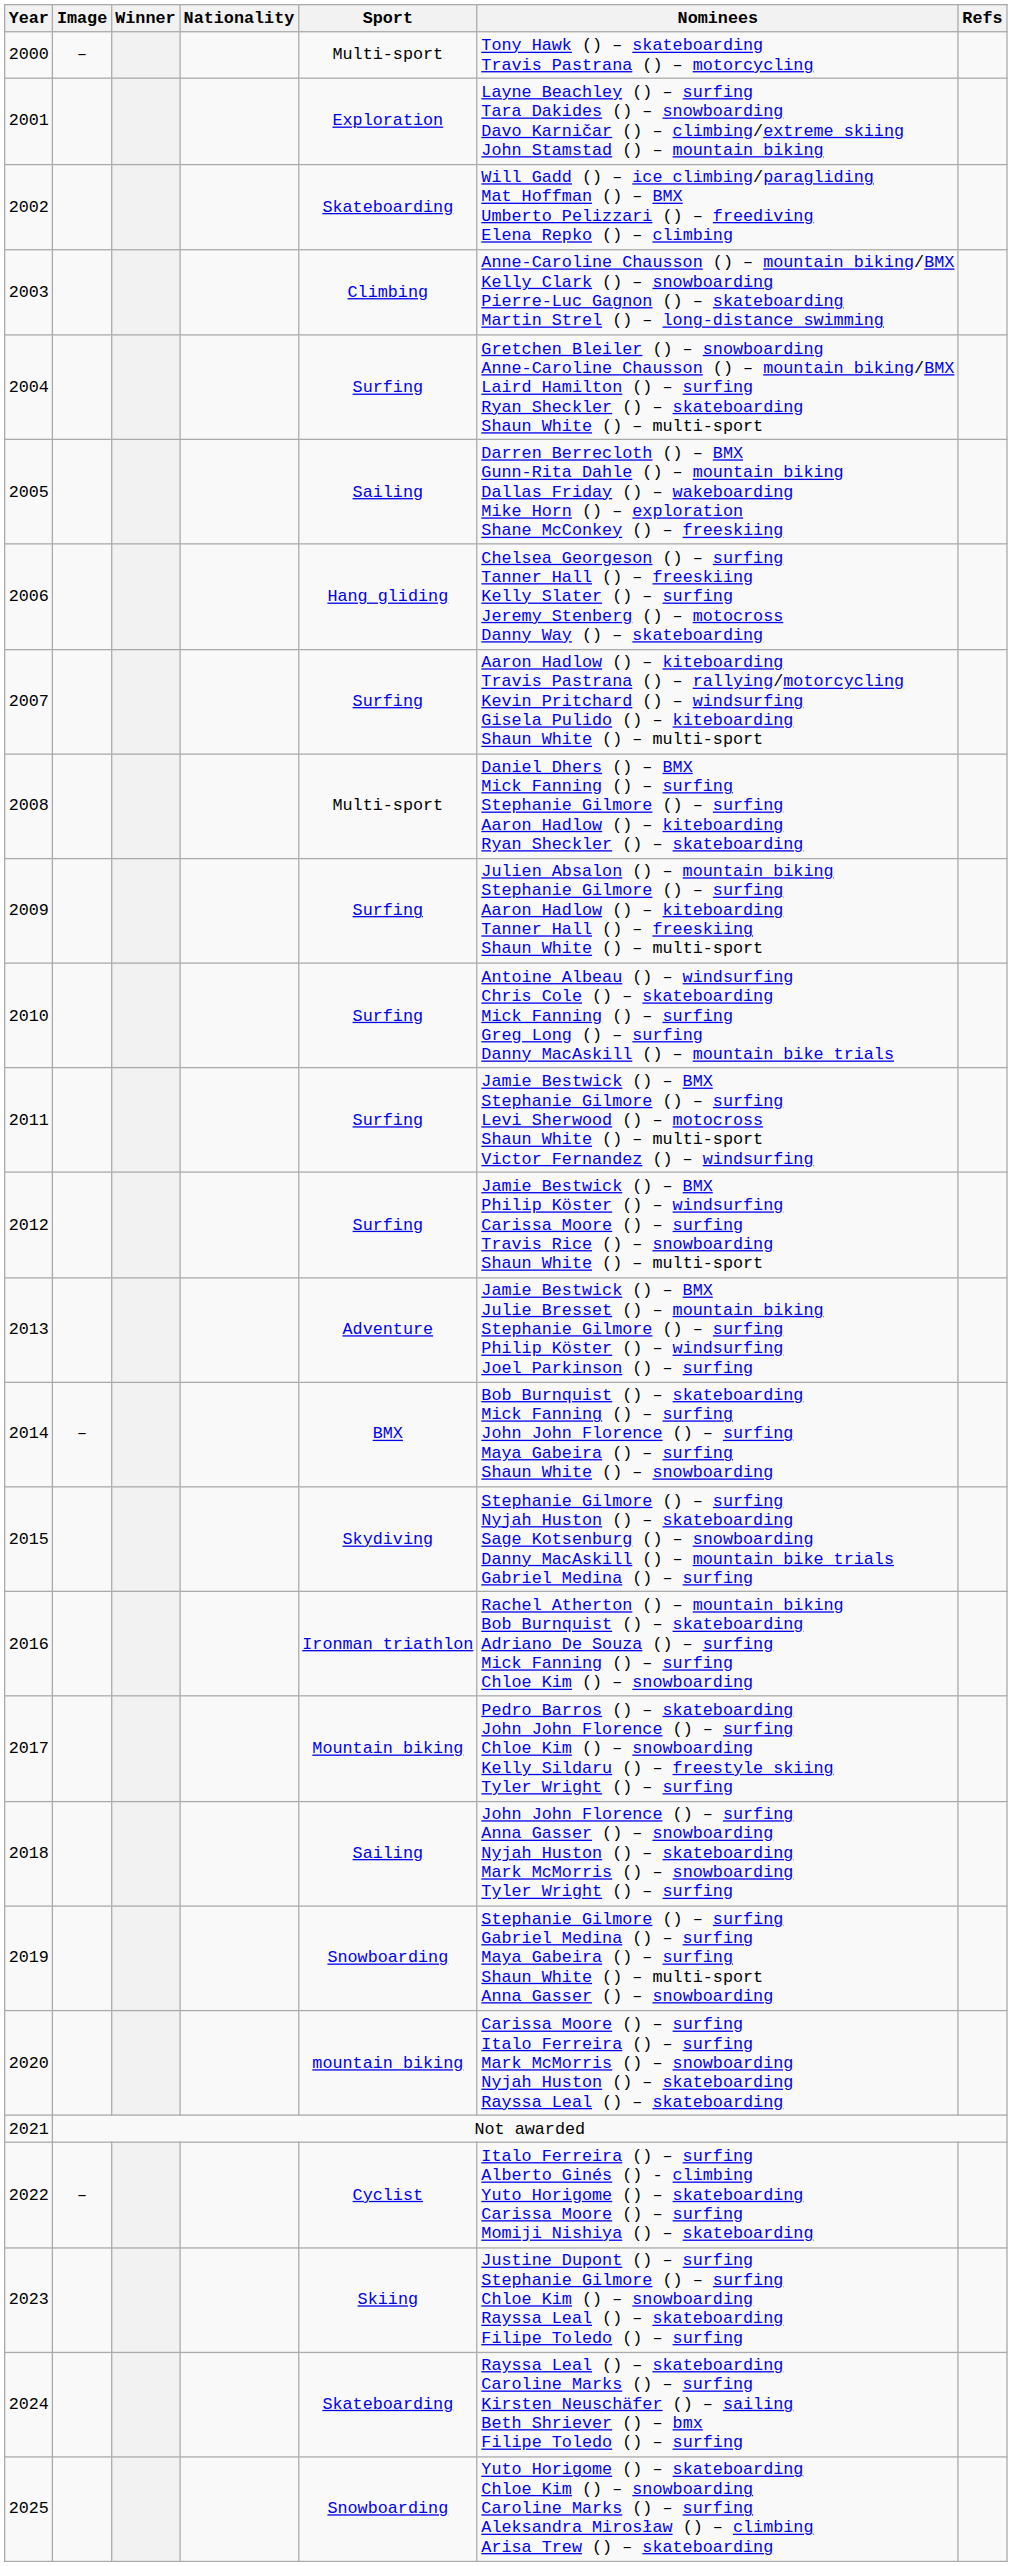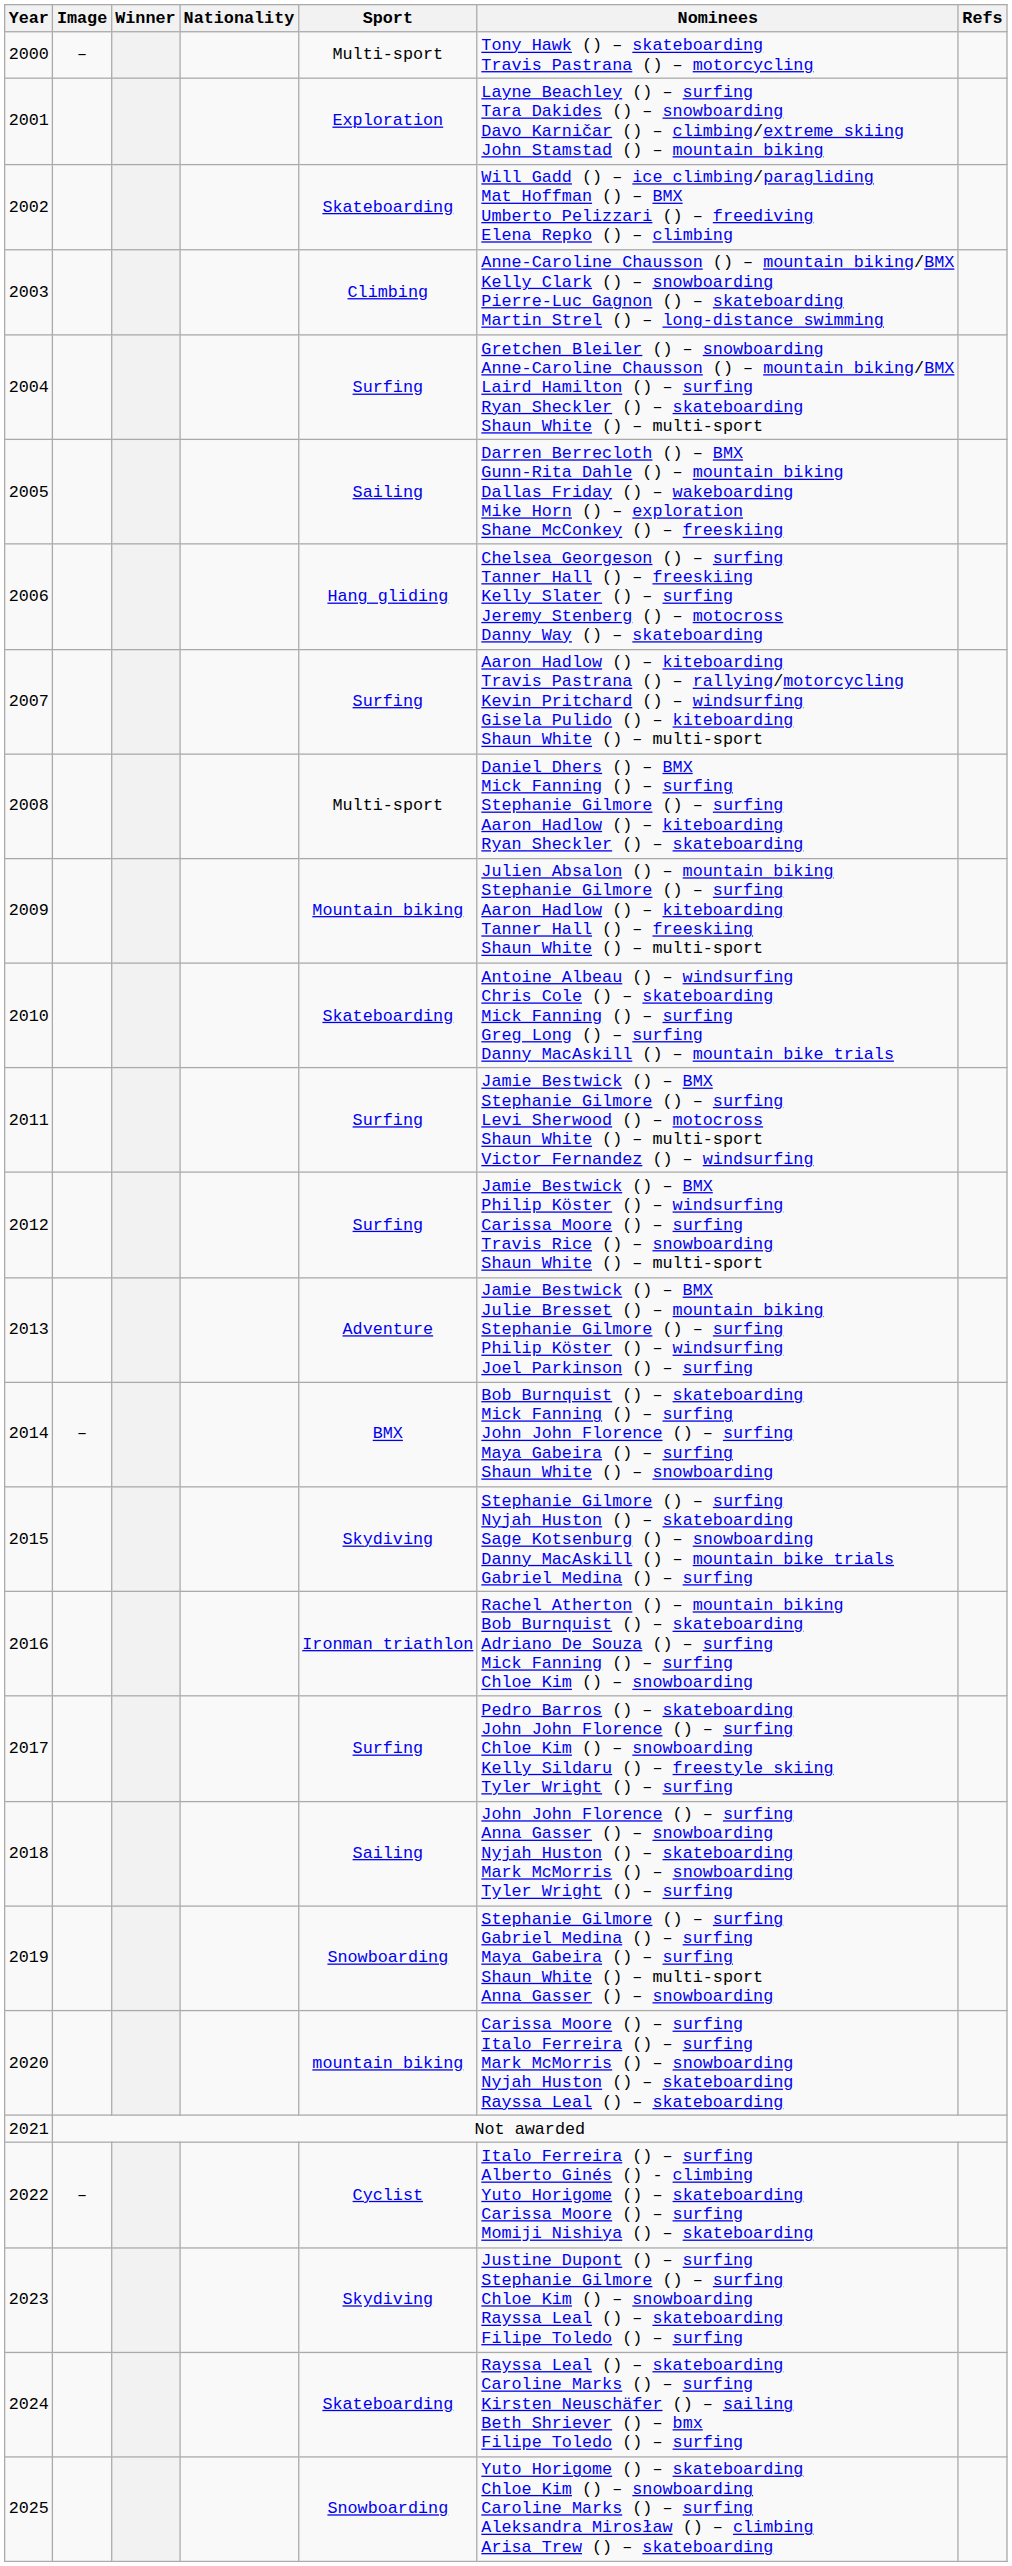(388, 911) Surfing -> (388, 911) Mountain biking
(388, 1016) Surfing -> (388, 1016) Skateboarding
(388, 1749) Mountain biking -> (388, 1749) Surfing
(388, 2300) Skiing -> (388, 2300) Skydiving
